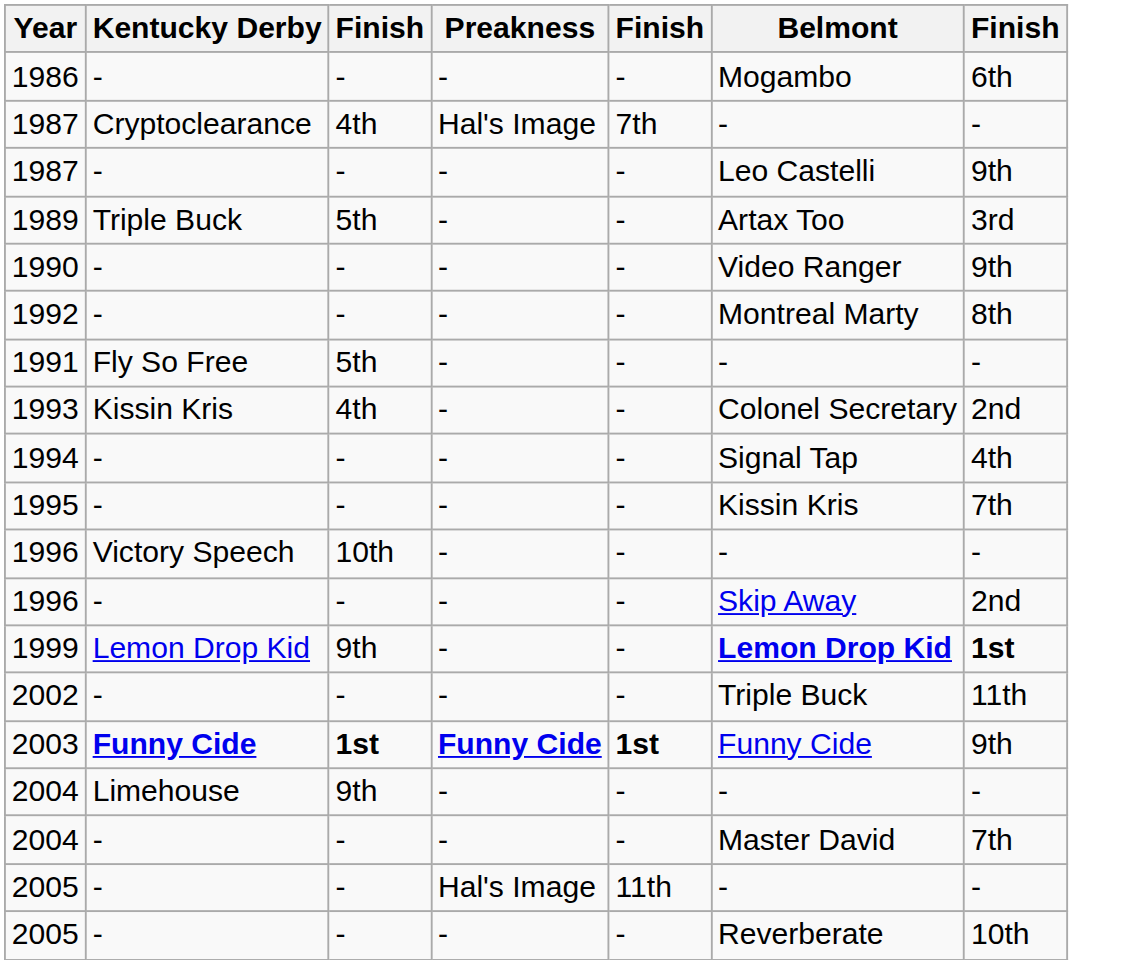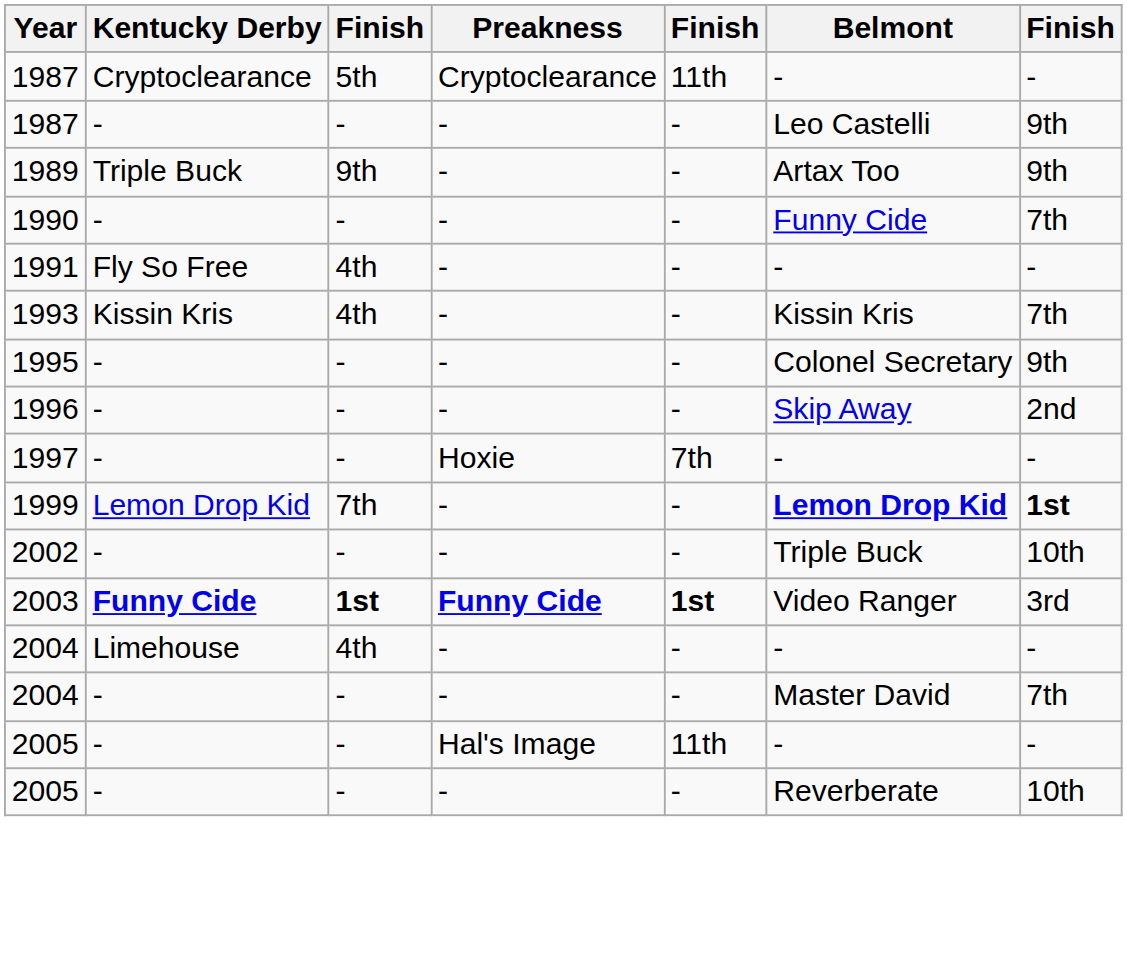- row: (45, 76)
(356, 123) 4th -> (356, 76) 5th
(517, 123) Hal's Image -> (547, 76) Cryptoclearance
(637, 123) 7th -> (699, 76) 11th
(356, 219) 5th -> (356, 171) 9th
(993, 219) 3rd -> (1047, 171) 9th
(810, 266) Video Ranger -> (850, 219) Funny Cide
(992, 266) 9th -> (1047, 219) 7th
- row: (45, 314)
(356, 362) 5th -> (356, 266) 4th
(838, 409) Colonel Secretary -> (844, 314) Kissin Kris
(996, 409) 2nd -> (1047, 314) 7th
- row: (45, 457)
(788, 505) Kissin Kris -> (893, 362) Colonel Secretary
(992, 505) 7th -> (1047, 362) 9th
- row: (45, 553)
+ row: (45, 457)
(356, 648) 9th -> (356, 505) 7th
(999, 696) 11th -> (1056, 553) 10th
(795, 743) Funny Cide -> (865, 600) Video Ranger
(992, 743) 9th -> (1048, 600) 3rd
(356, 791) 9th -> (356, 648) 4th
